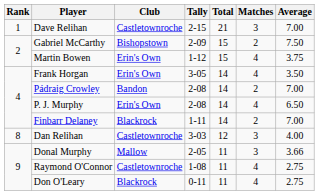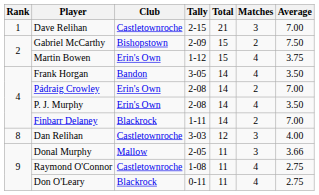(139, 74) Erin's Own -> (132, 74) Bandon
(132, 89) Bandon -> (139, 89) Erin's Own
(295, 105) 6.50 -> (295, 105) 3.50
